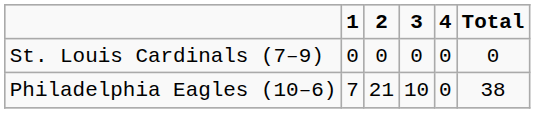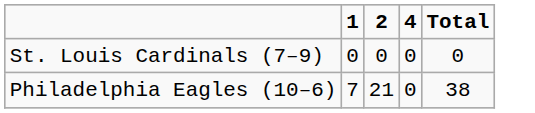- column: (417, 22)
